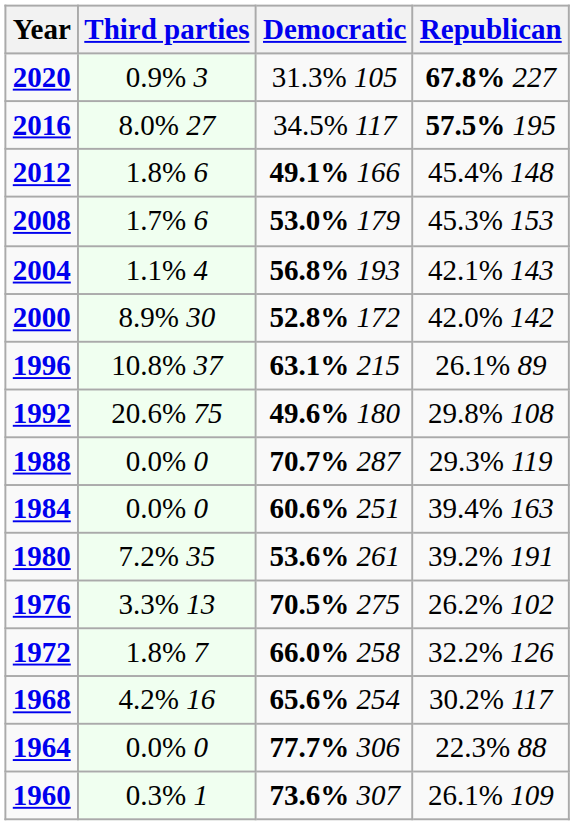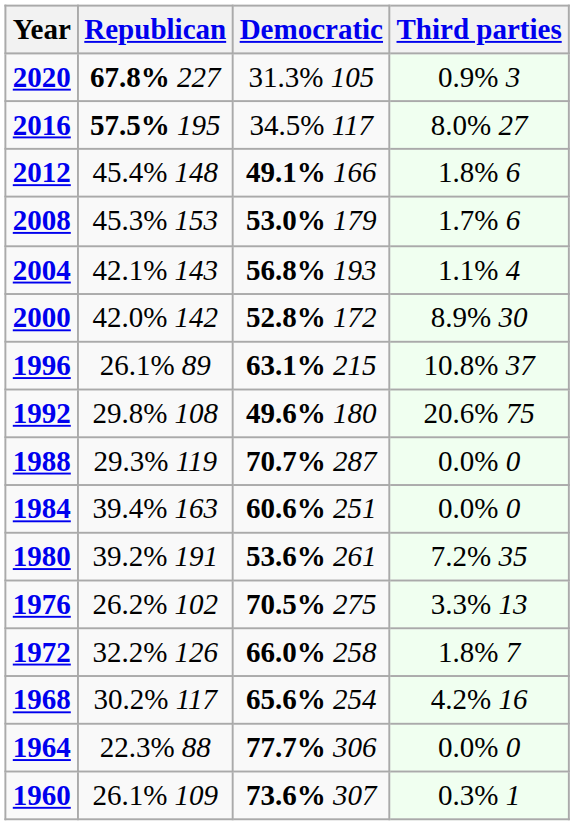columns swapped: (491, 29) <-> (167, 29)
